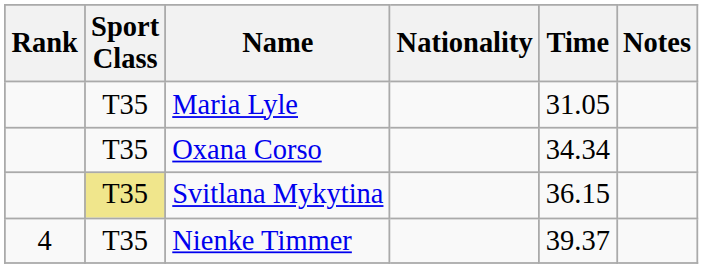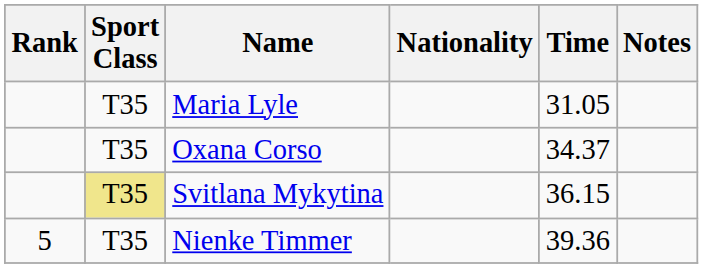(578, 149) 34.34 -> (578, 149) 34.37
(45, 239) 4 -> (45, 239) 5
(578, 239) 39.37 -> (578, 239) 39.36
